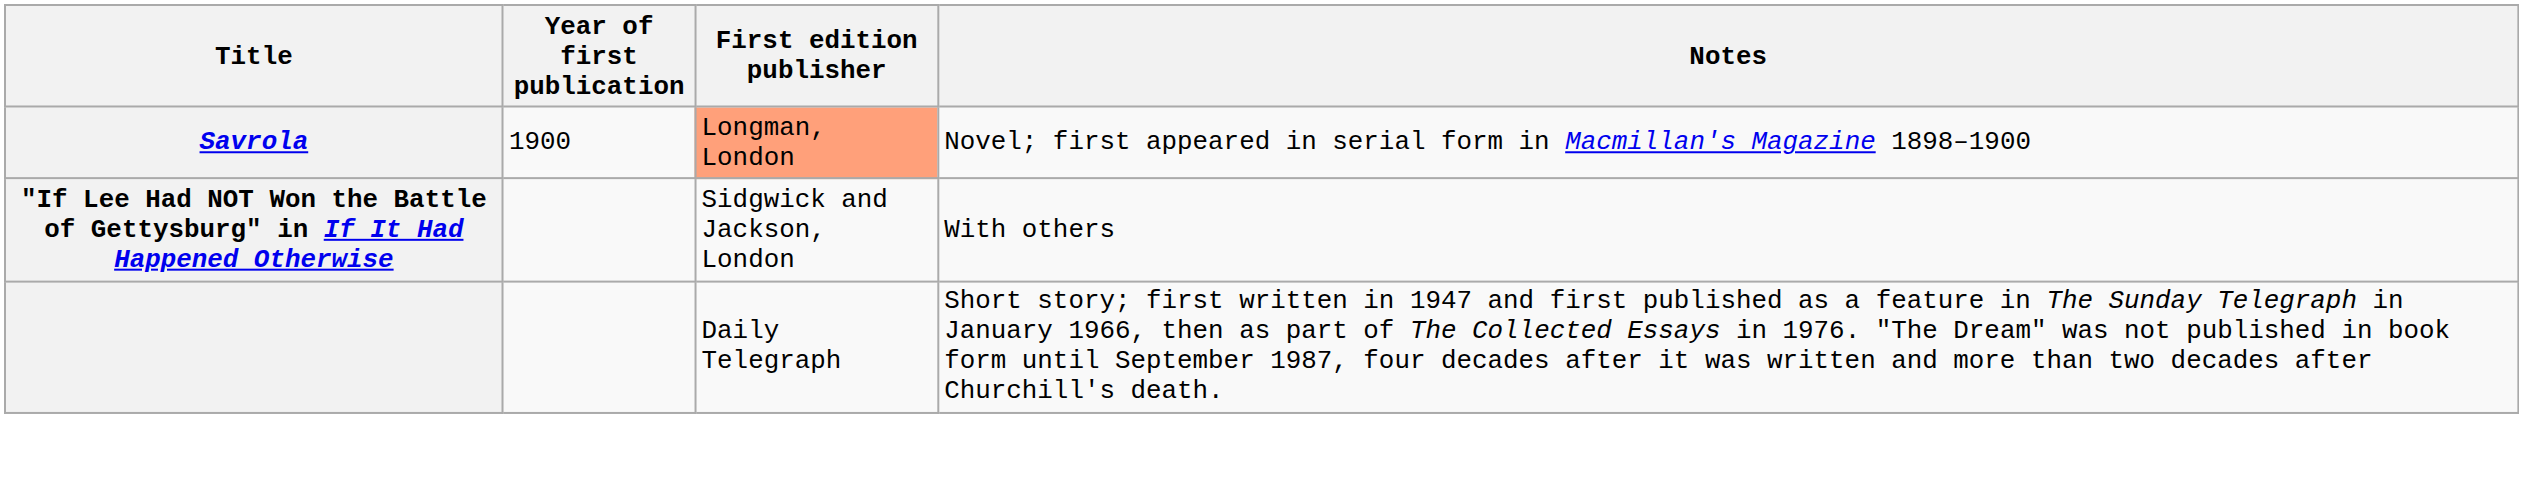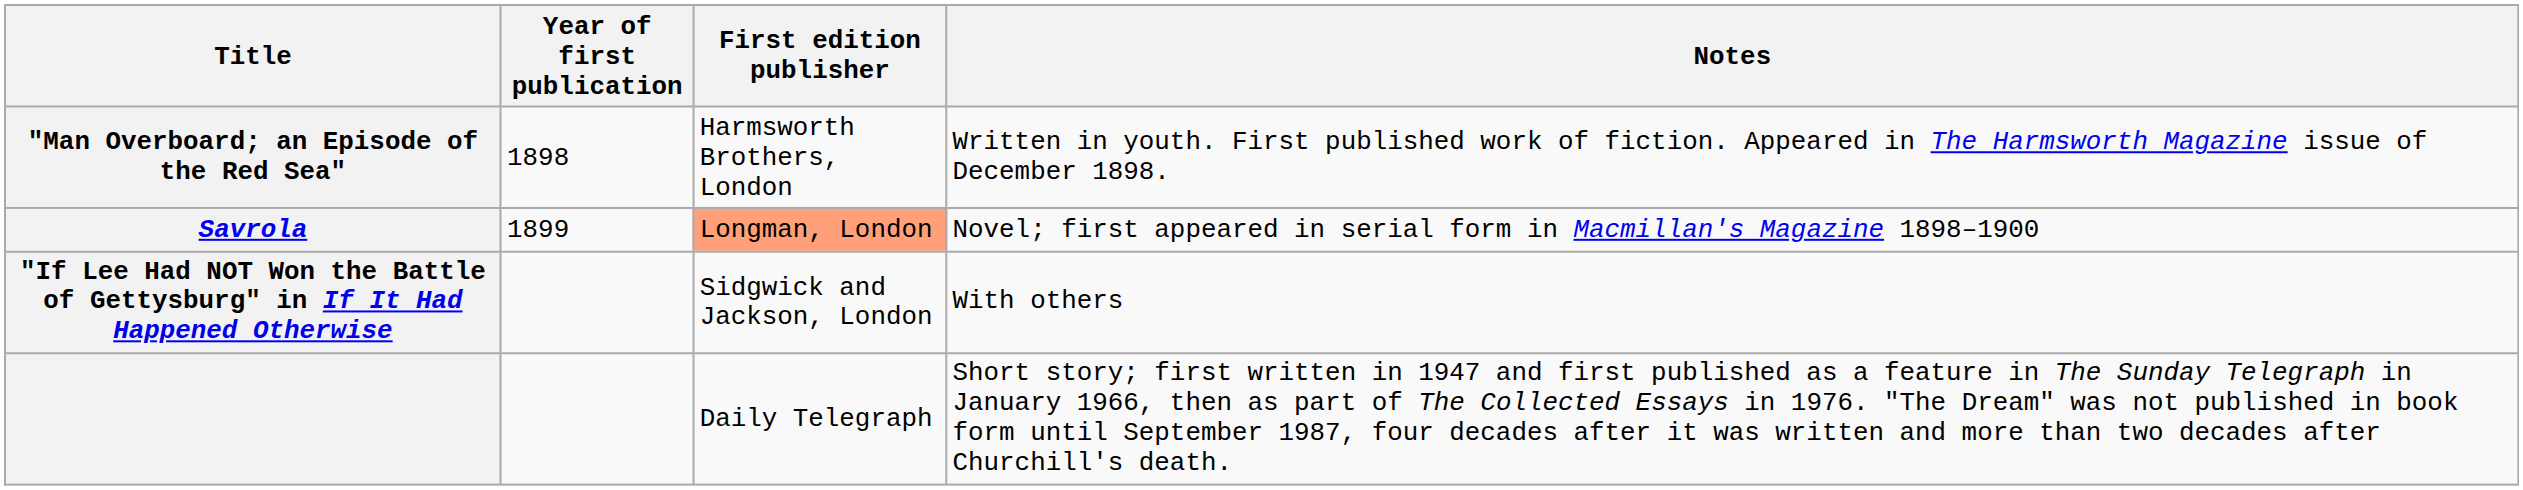+ row: (253, 158)
(540, 143) 1900 -> (538, 230) 1899
